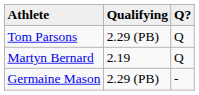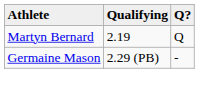- row: (42, 36)
